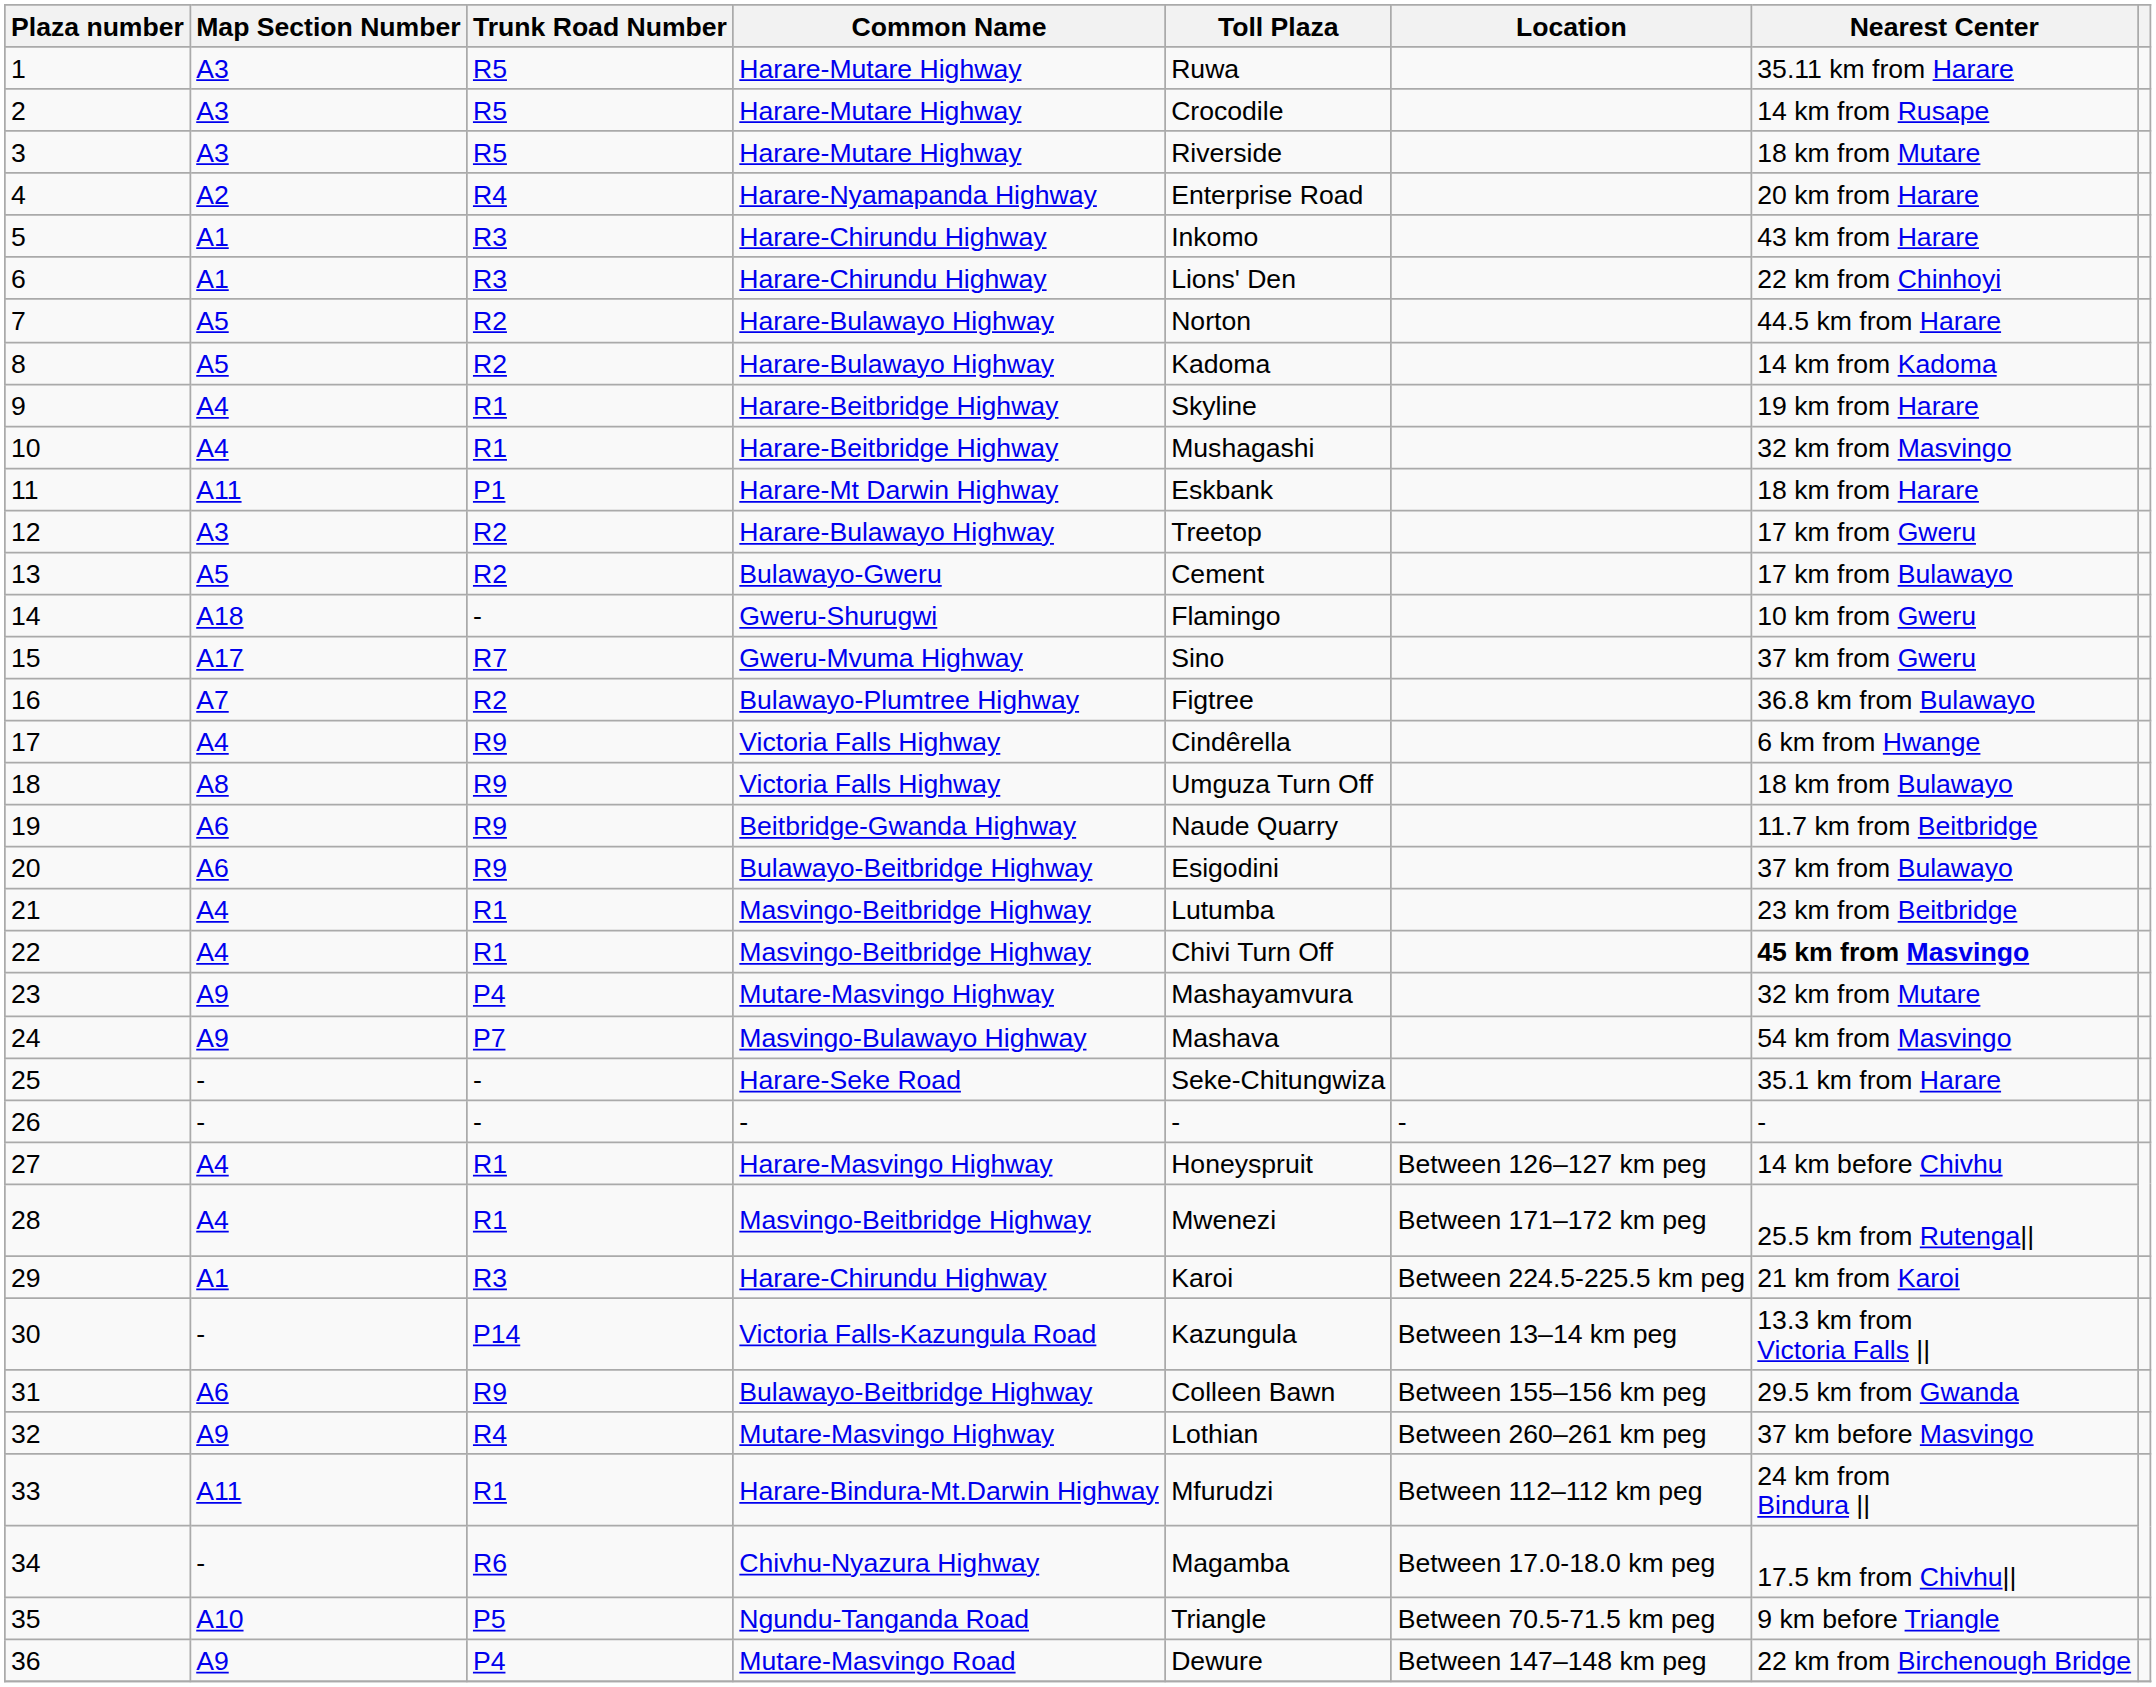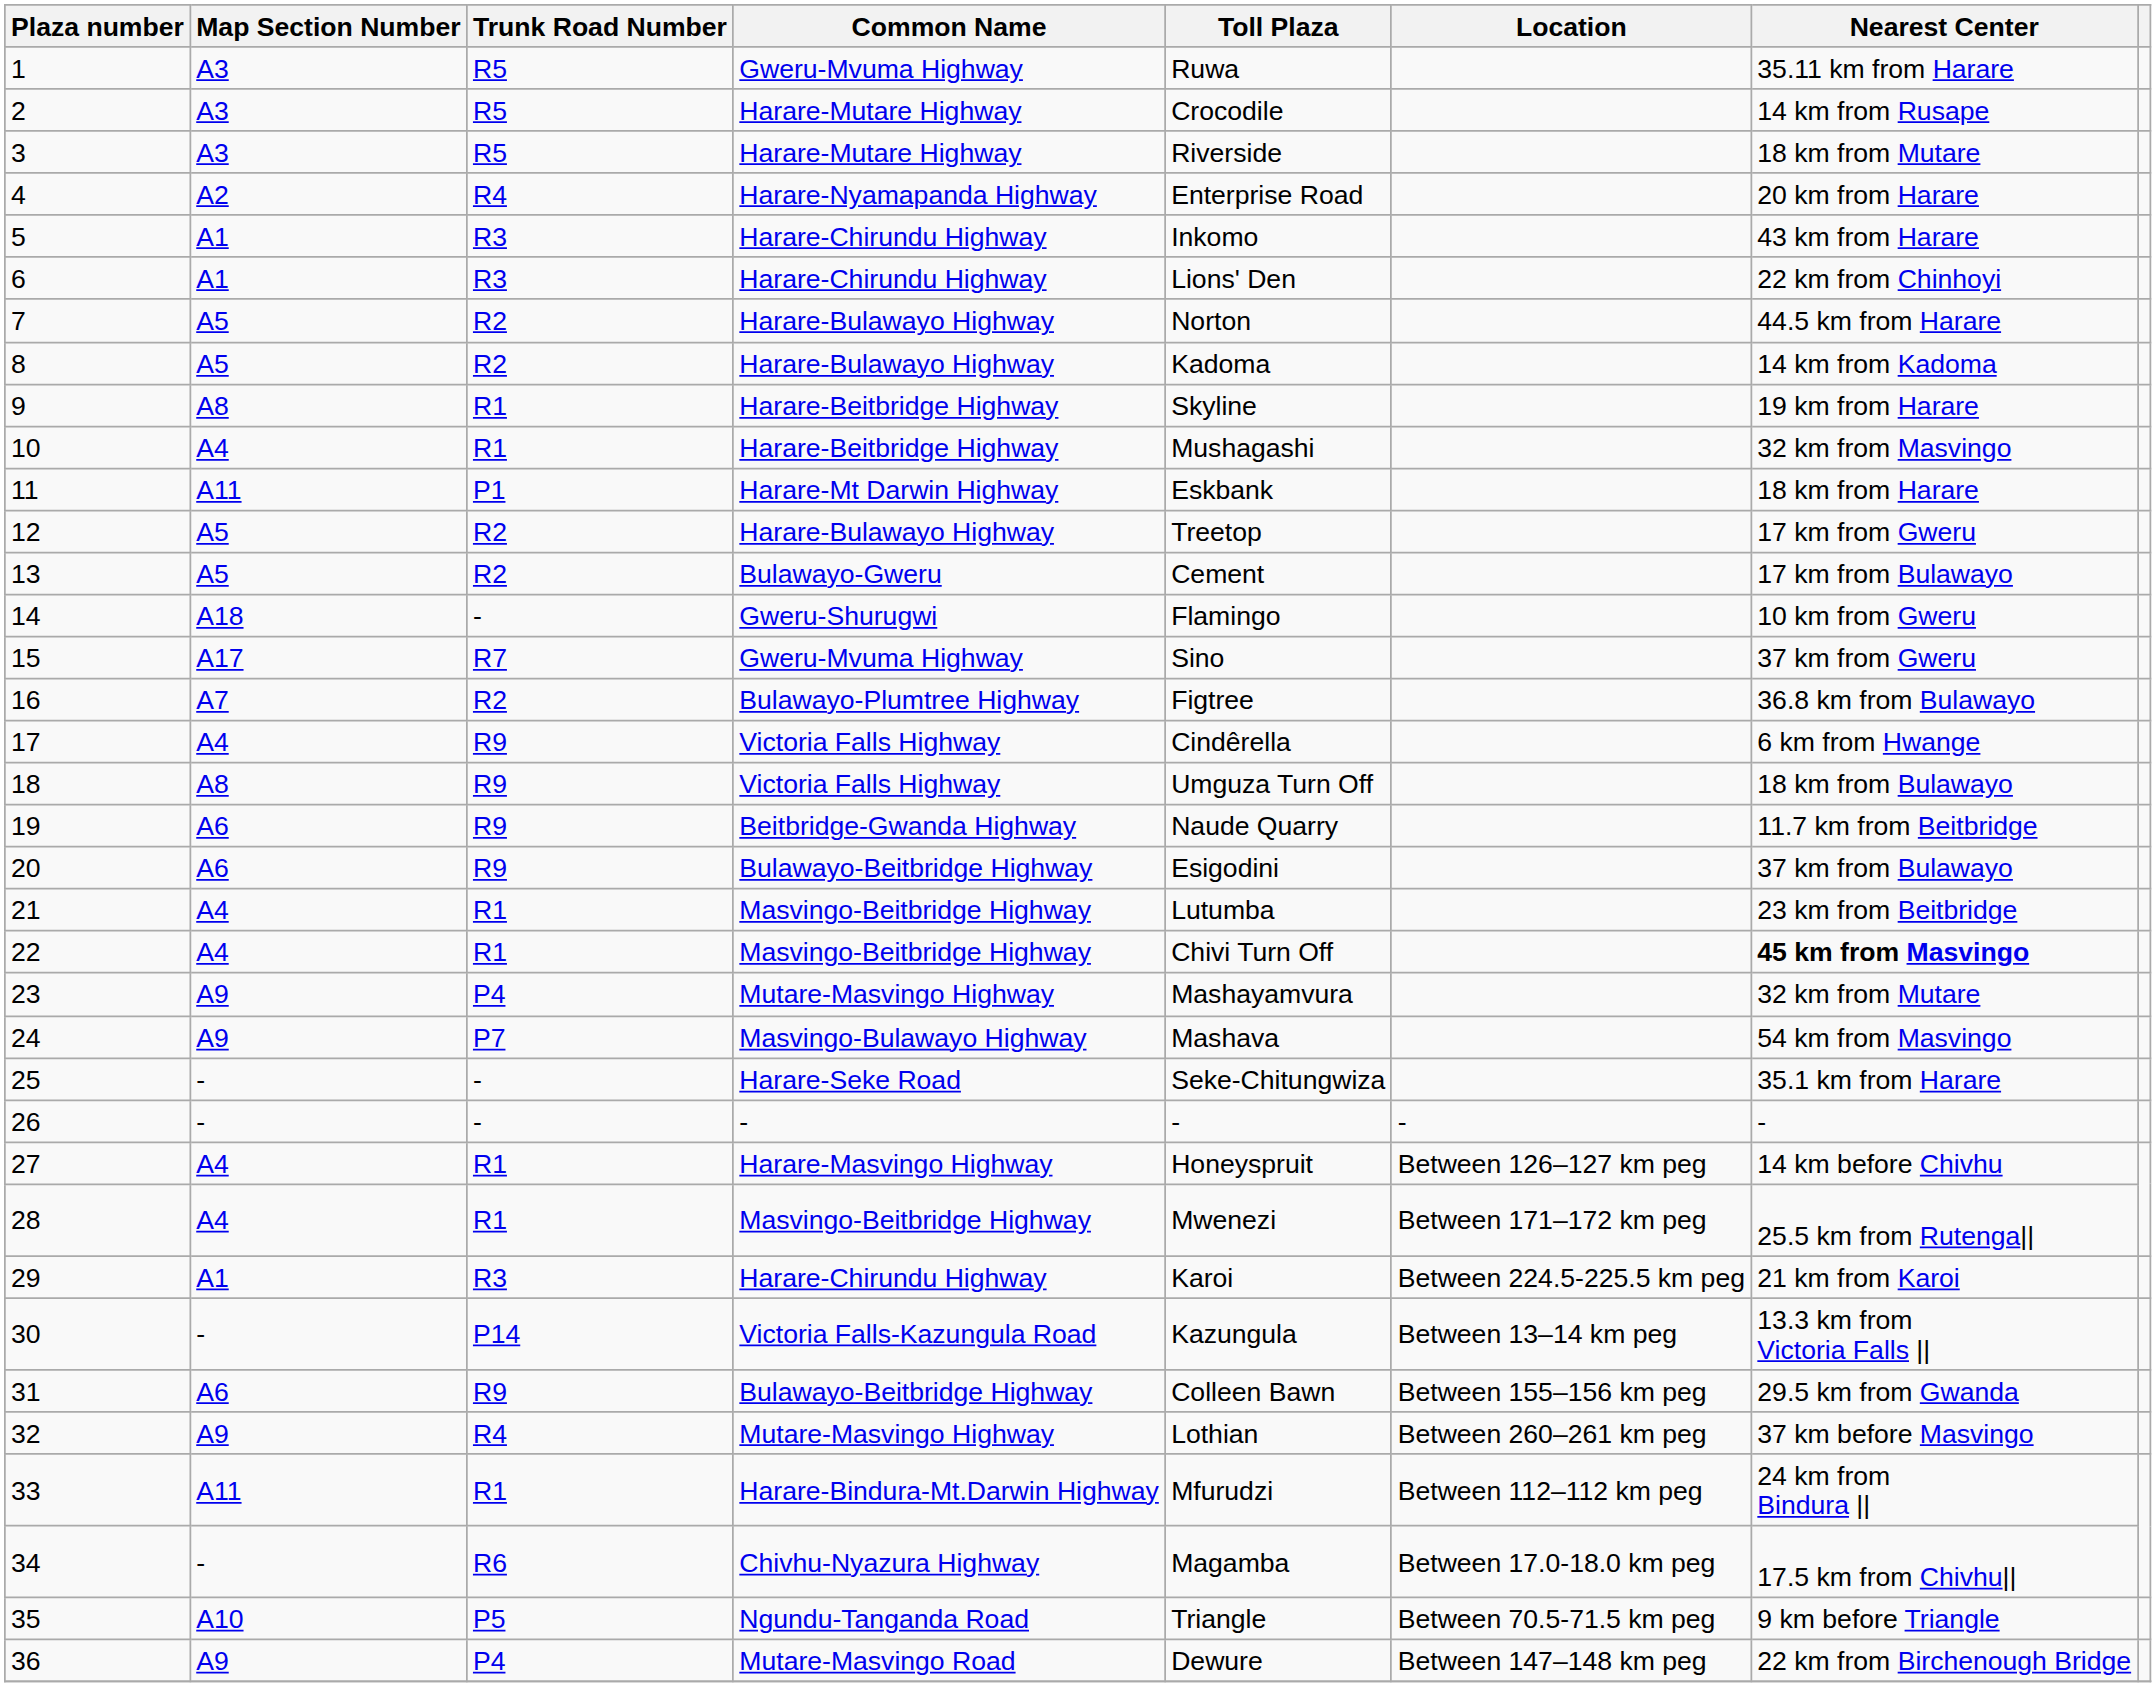(880, 68) Harare-Mutare Highway -> (881, 68) Gweru-Mvuma Highway
(212, 405) A4 -> (212, 405) A8
(212, 531) A3 -> (212, 531) A5
